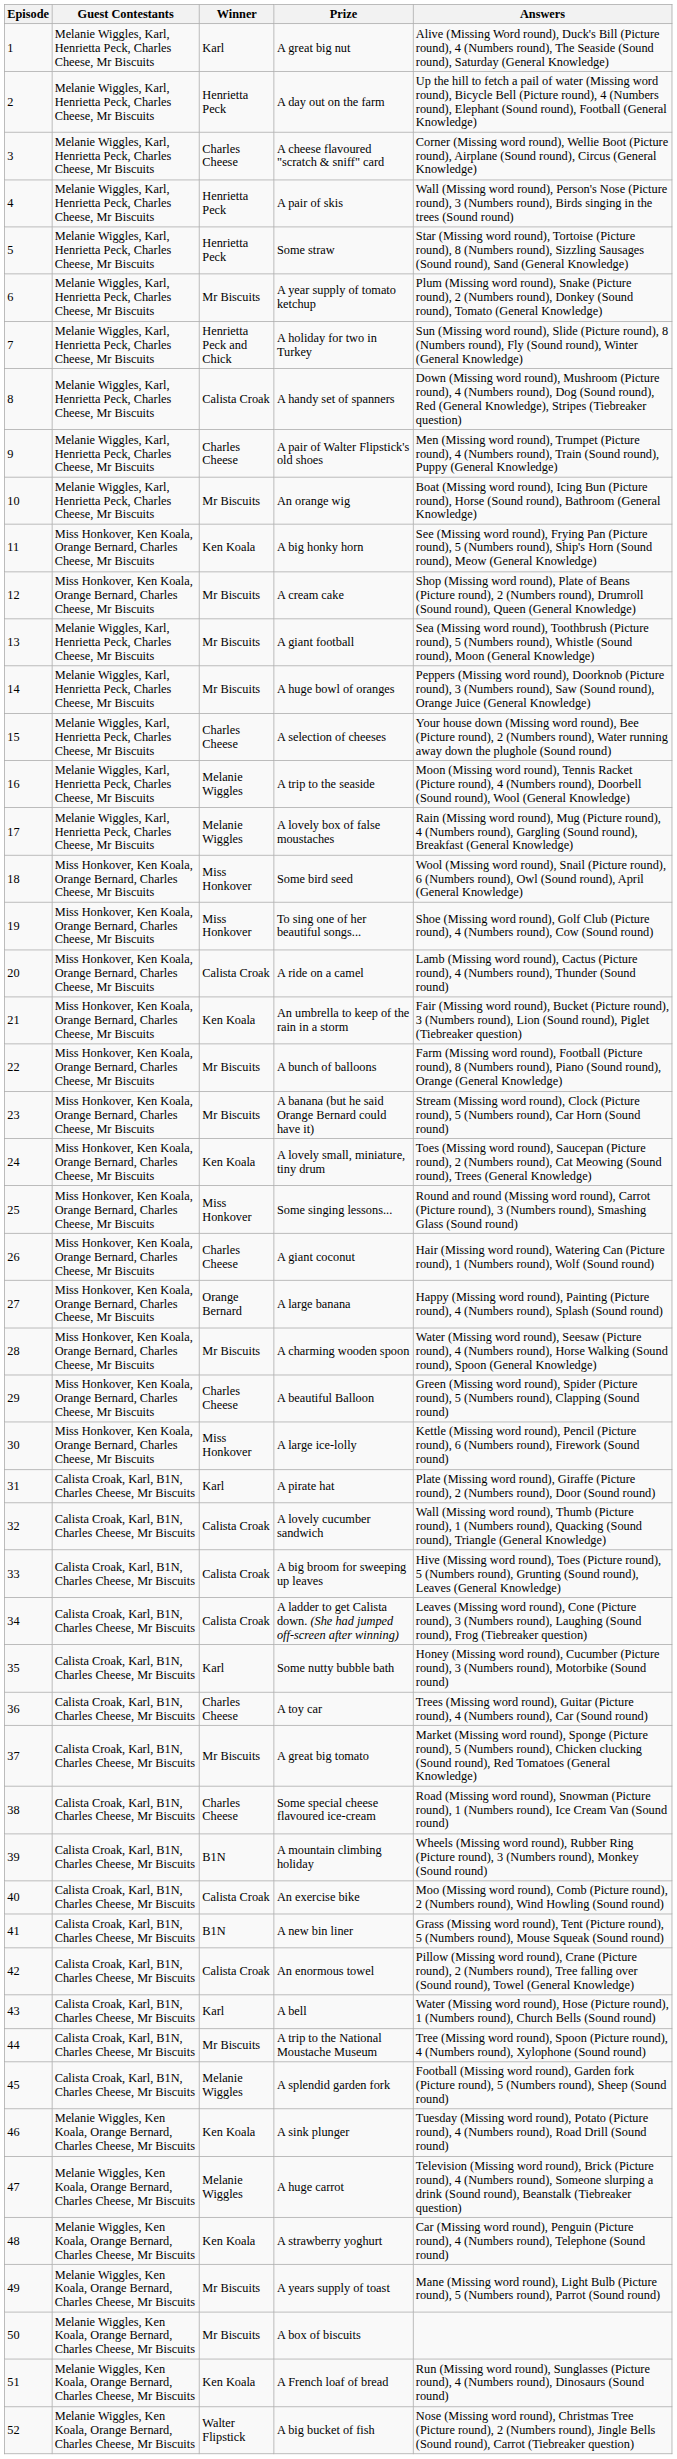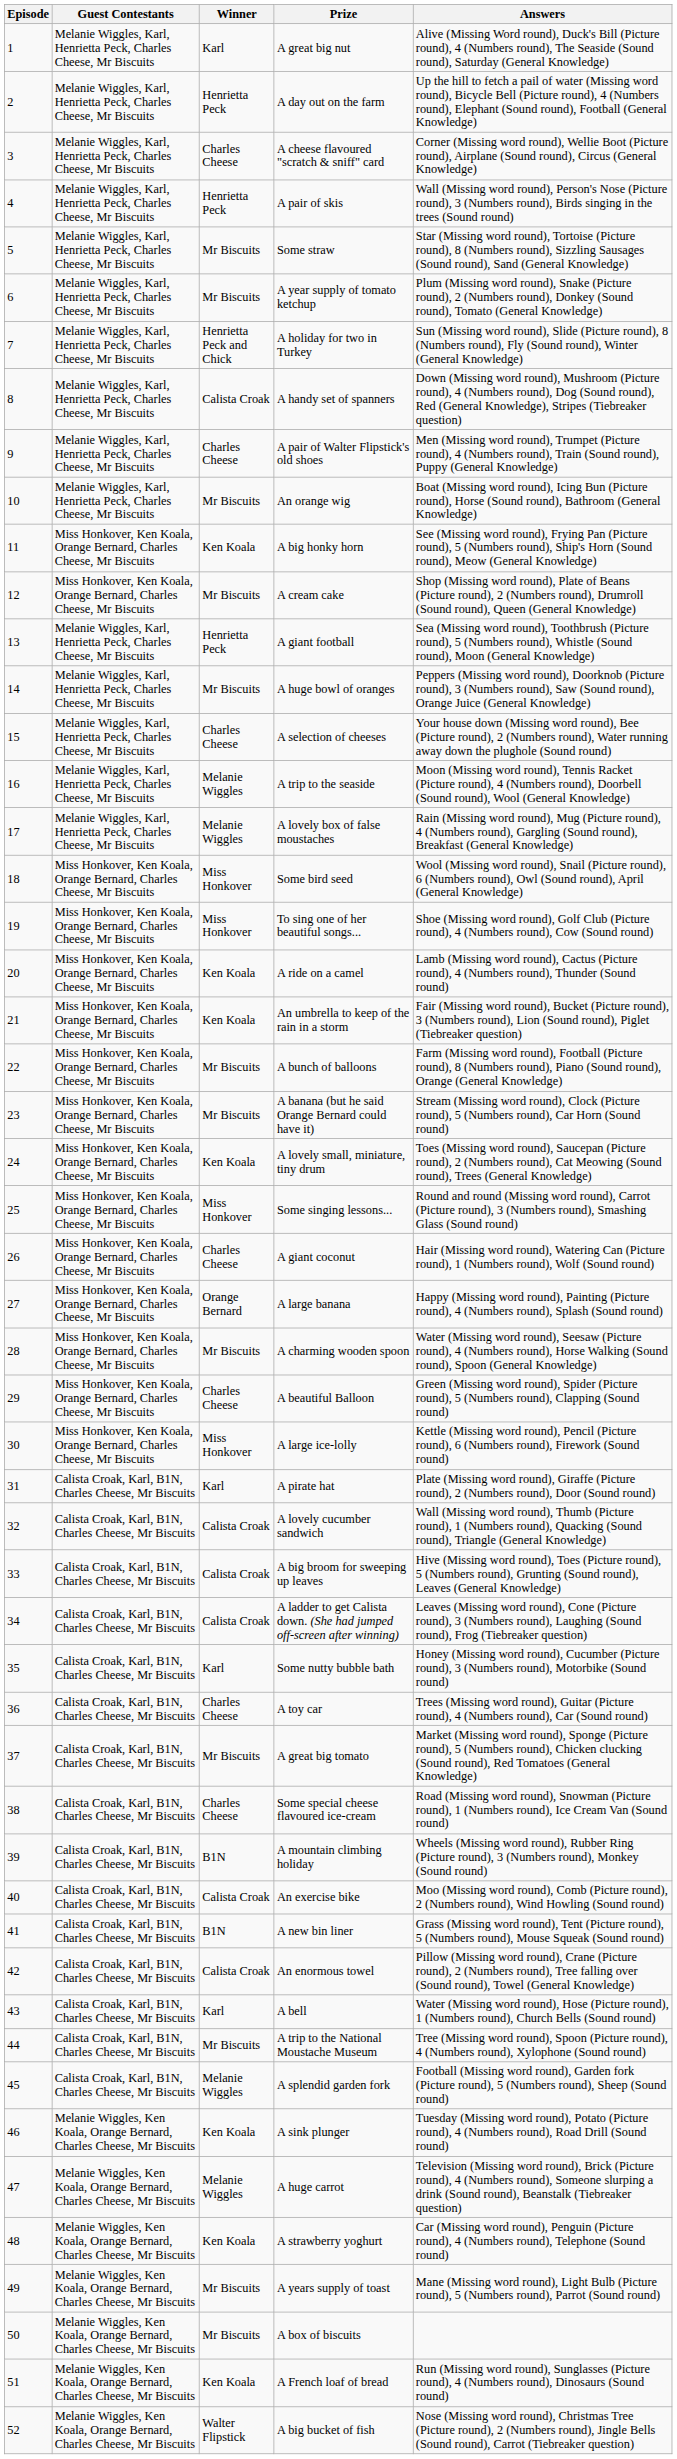(225, 250) Henrietta Peck -> (231, 250) Mr Biscuits
(231, 642) Mr Biscuits -> (225, 642) Henrietta Peck
(236, 973) Calista Croak -> (229, 973) Ken Koala
